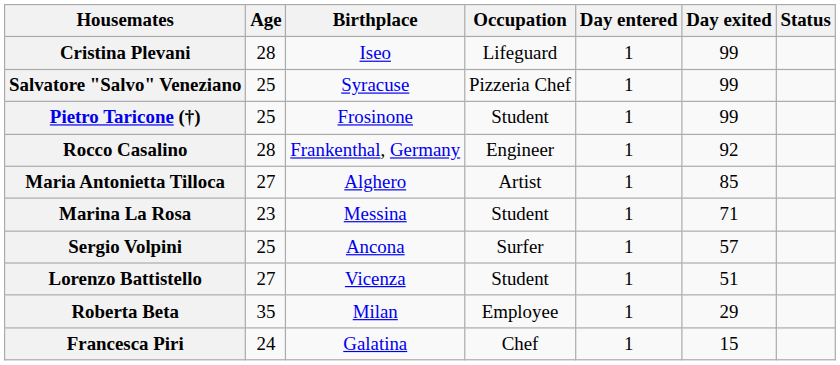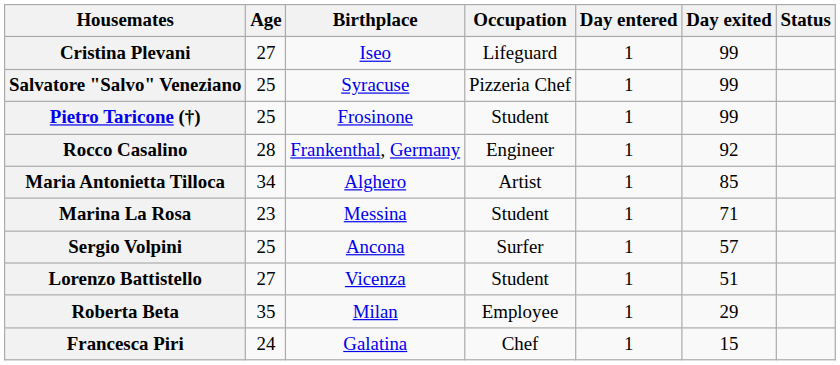(266, 52) 28 -> (266, 52) 27
(266, 182) 27 -> (266, 182) 34
